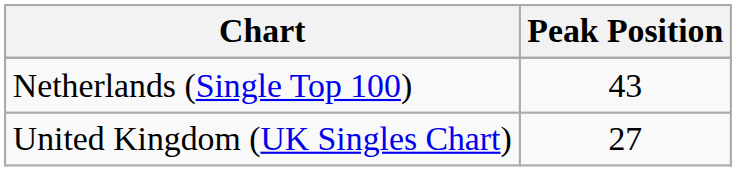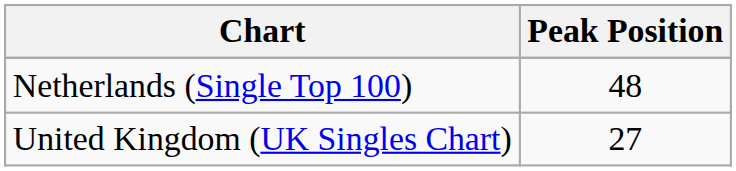(625, 84) 43 -> (625, 84) 48
